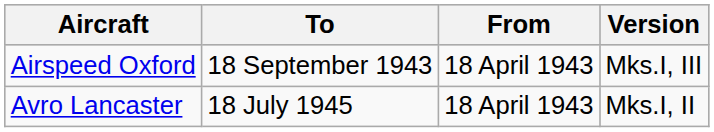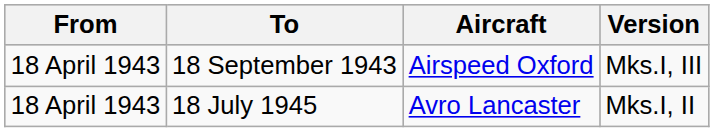columns swapped: (519, 24) <-> (103, 24)
